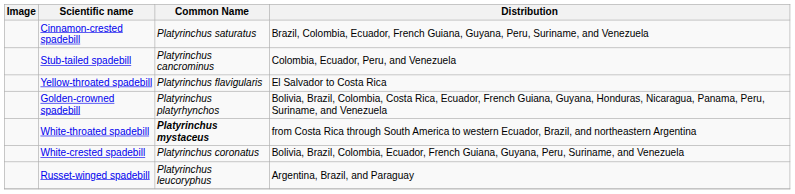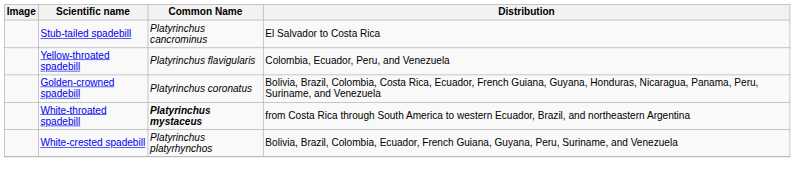- row: (82, 34)
(364, 61) Colombia, Ecuador, Peru, and Venezuela -> (323, 34) El Salvador to Costa Rica
(329, 83) El Salvador to Costa Rica -> (358, 61) Colombia, Ecuador, Peru, and Venezuela
(188, 104) Platyrinchus platyrhynchos -> (201, 88) Platyrinchus coronatus
(208, 153) Platyrinchus coronatus -> (181, 143) Platyrinchus platyrhynchos
- row: (95, 175)
